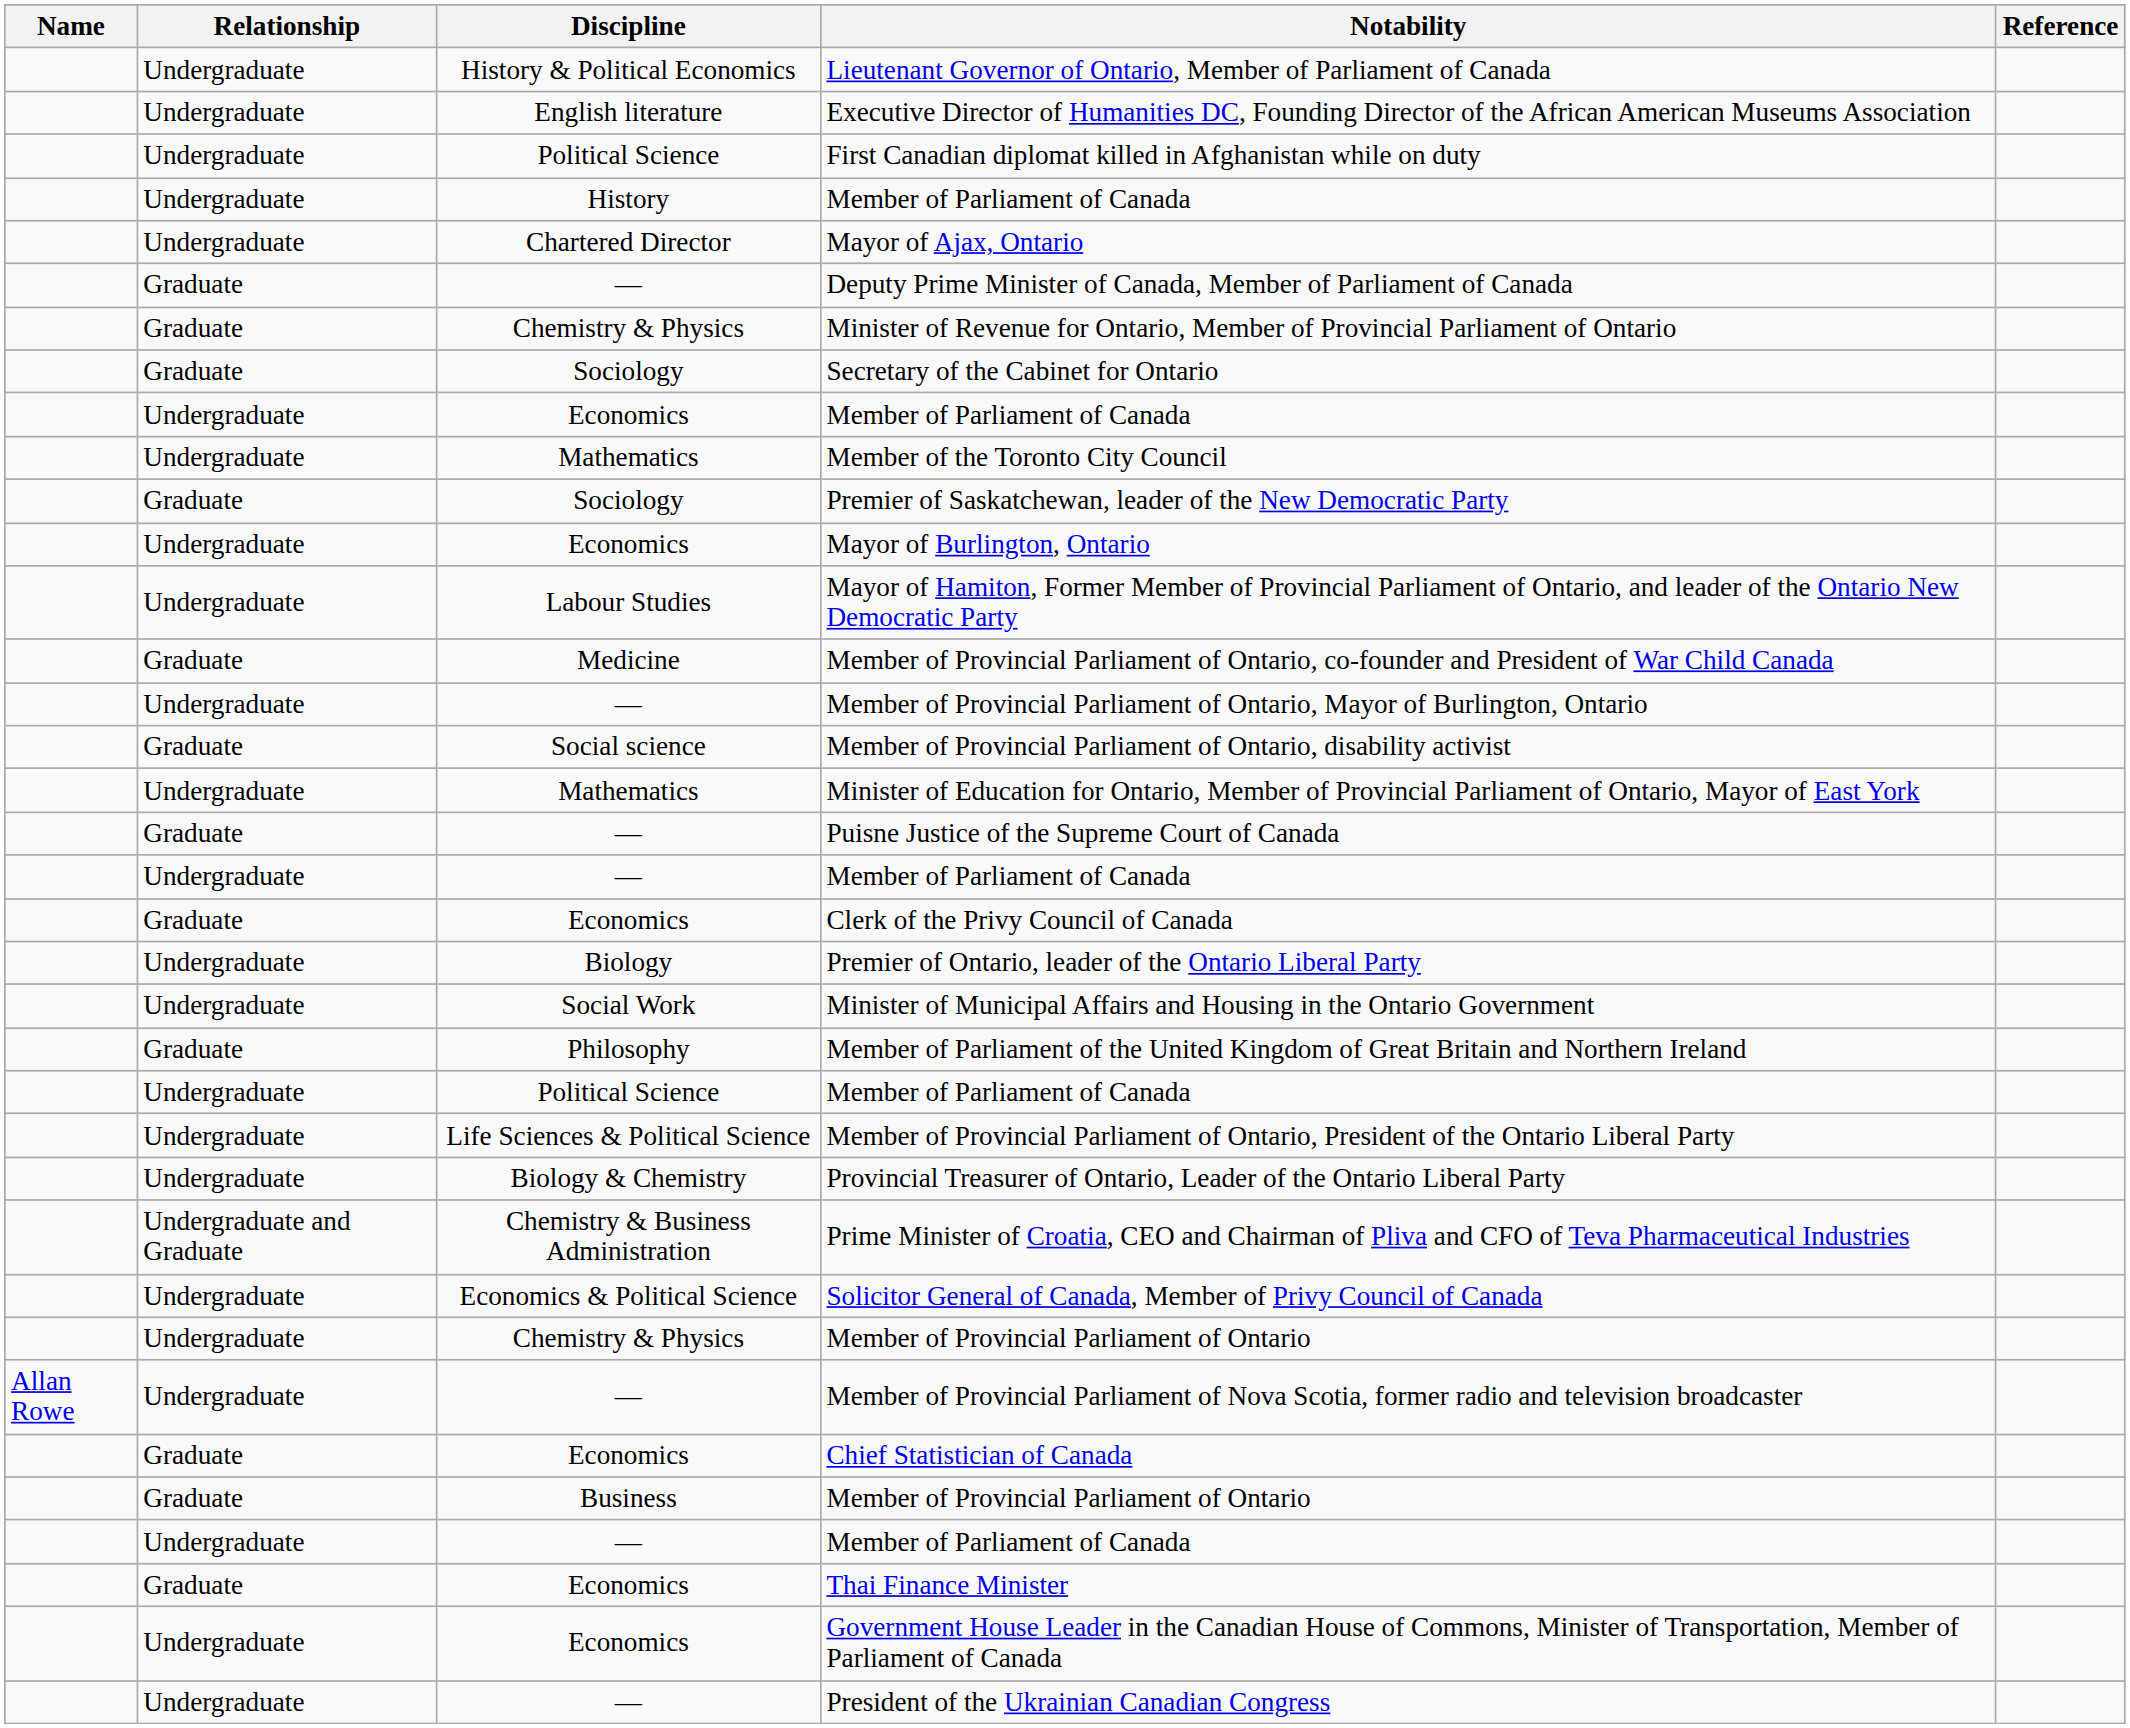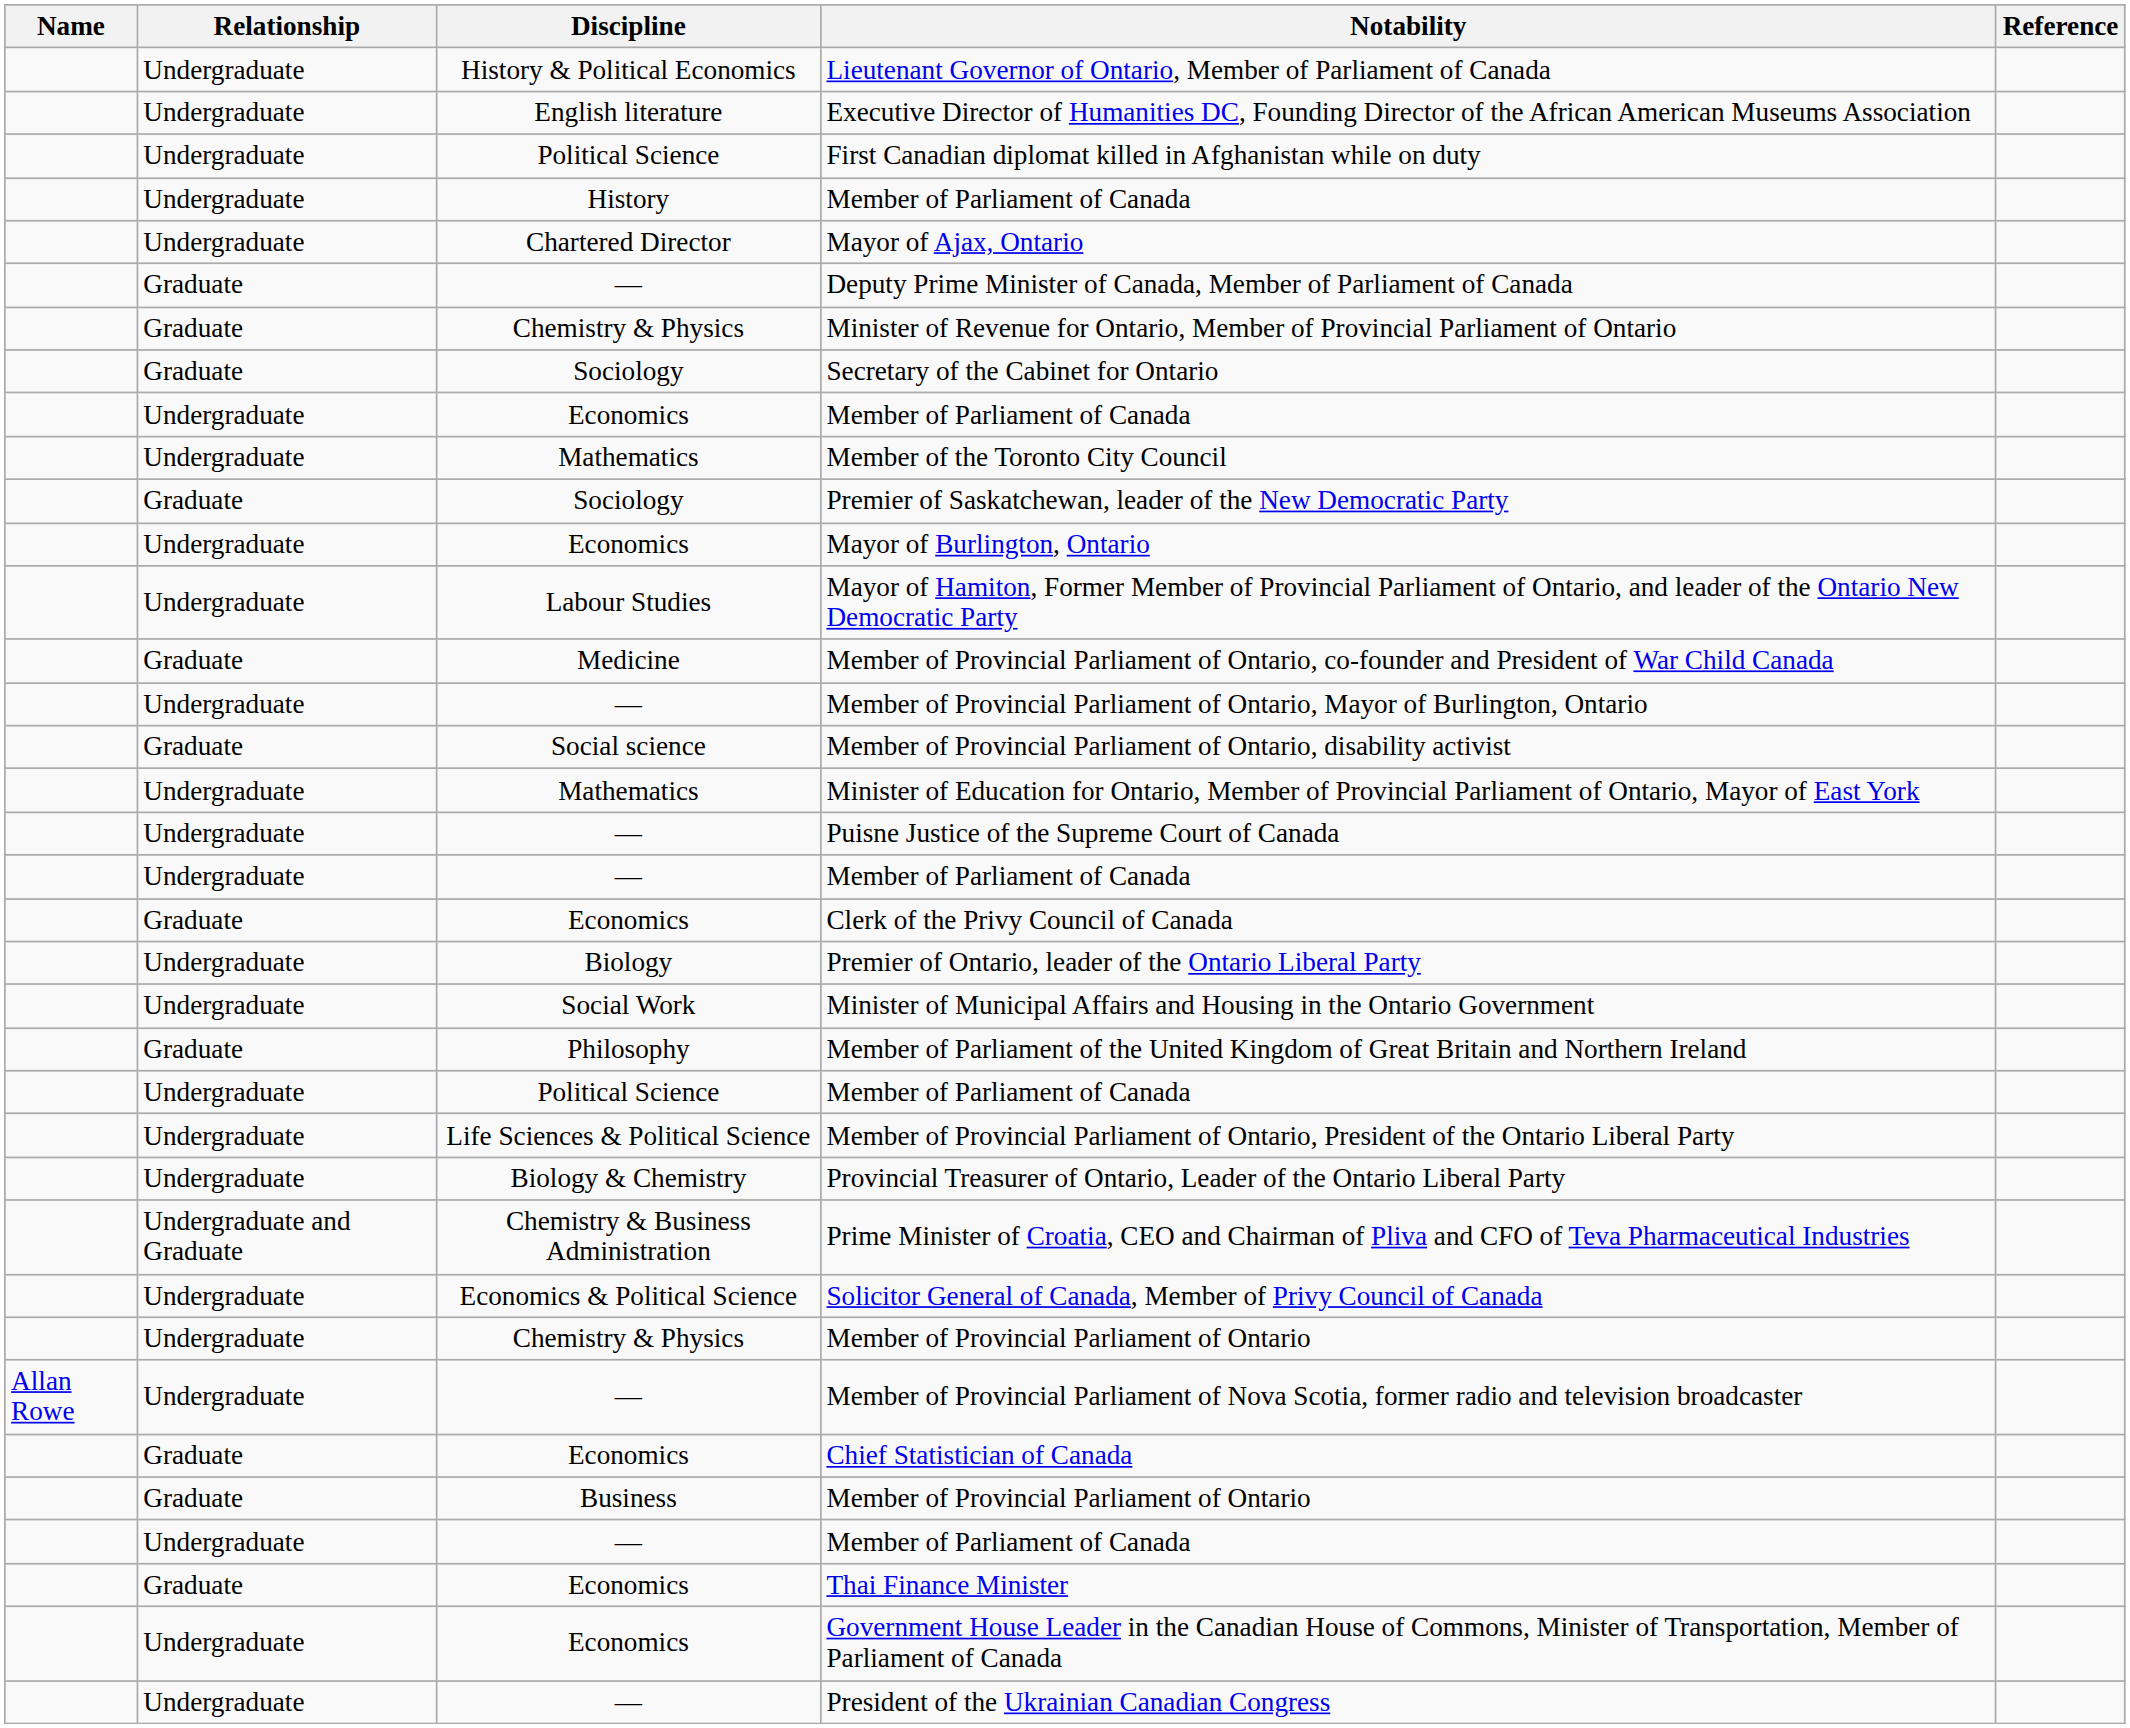(193, 833) Graduate -> (224, 833) Undergraduate
